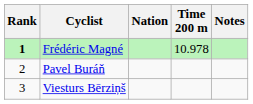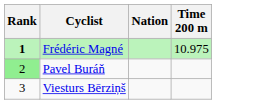- column: (230, 21)
(191, 48) 10.978 -> (191, 48) 10.975
(22, 68) no background -> (22, 68) lightgreen background
